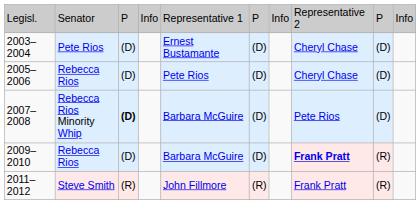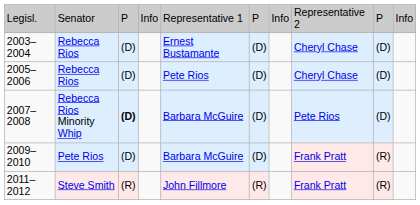(81, 47) Pete Rios -> (79, 47) Rebecca Rios
(79, 157) Rebecca Rios -> (81, 157) Pete Rios
(322, 157) bold -> (320, 157) normal
